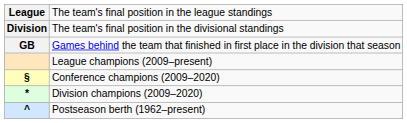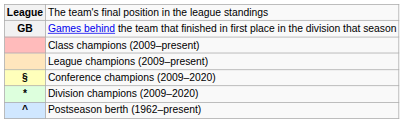- row: (168, 28)
+ row: (124, 45)
